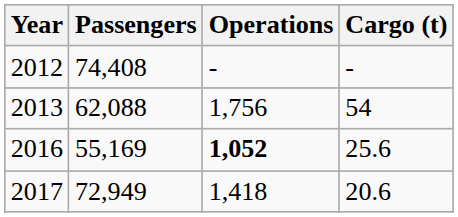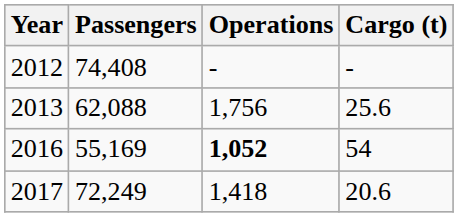(358, 107) 54 -> (368, 107) 25.6
(368, 149) 25.6 -> (358, 149) 54
(111, 190) 72,949 -> (111, 190) 72,249
